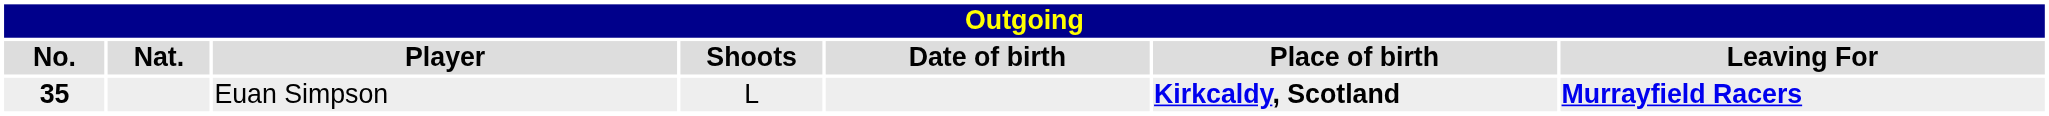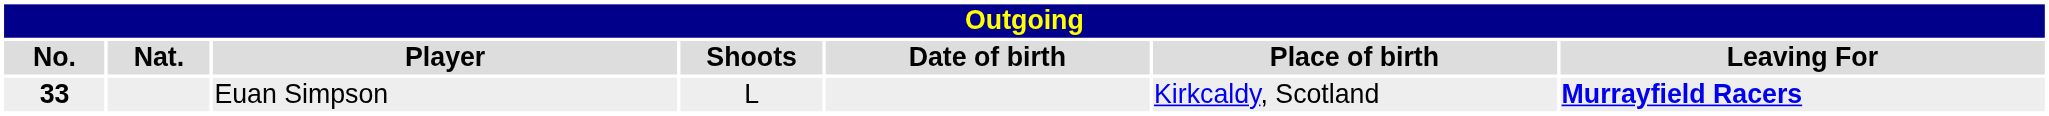(54, 94) 35 -> (54, 94) 33
(1277, 94) bold -> (1267, 94) normal
